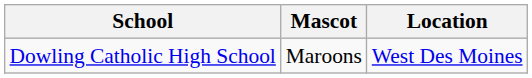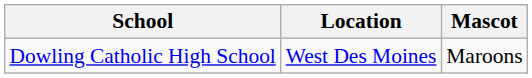columns swapped: (447, 21) <-> (324, 21)
